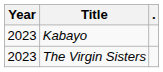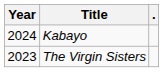(22, 35) 2023 -> (22, 35) 2024
